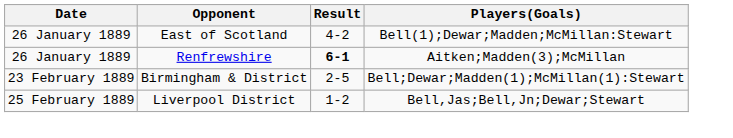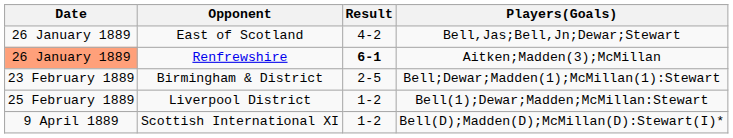(526, 37) Bell(1);Dewar;Madden;McMillan:Stewart -> (562, 37) Bell,Jas;Bell,Jn;Dewar;Stewart
(71, 58) no background -> (71, 58) lightsalmon background
(526, 101) Bell,Jas;Bell,Jn;Dewar;Stewart -> (562, 101) Bell(1);Dewar;Madden;McMillan:Stewart
+ row: (240, 122)
